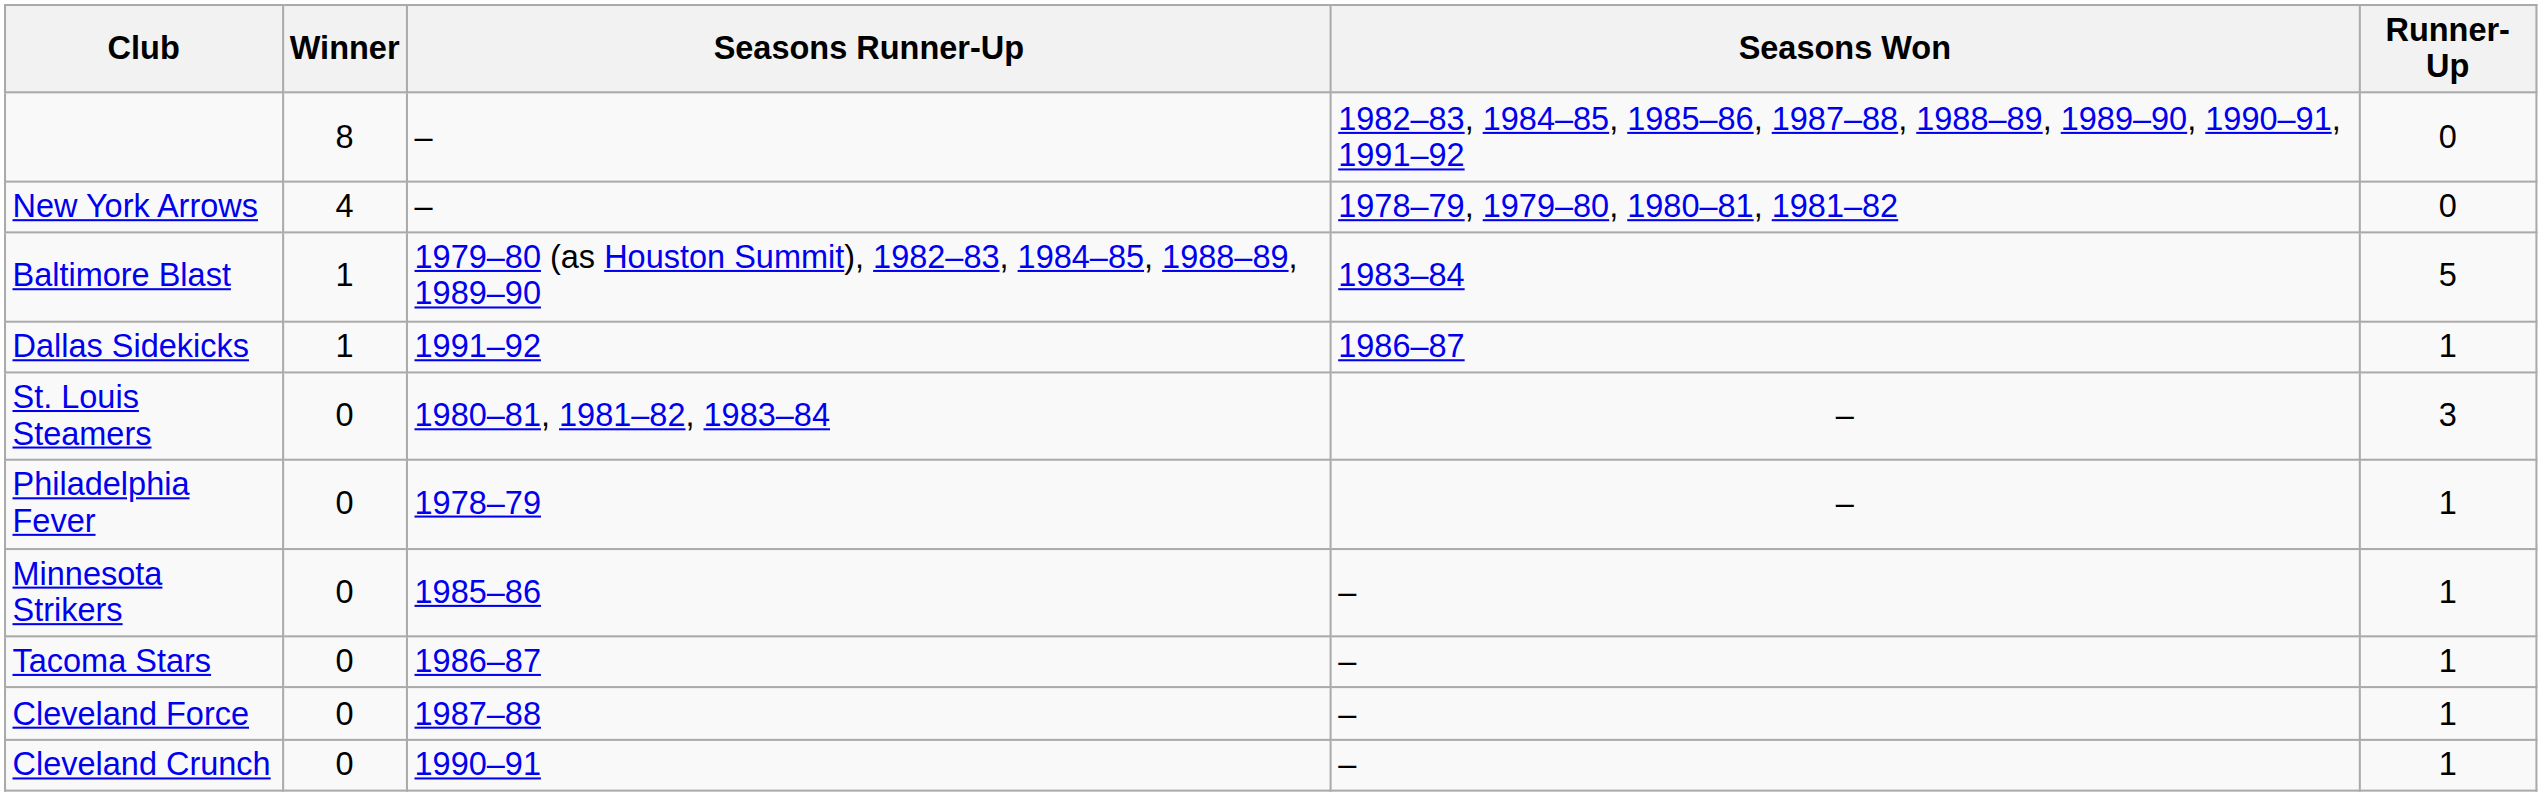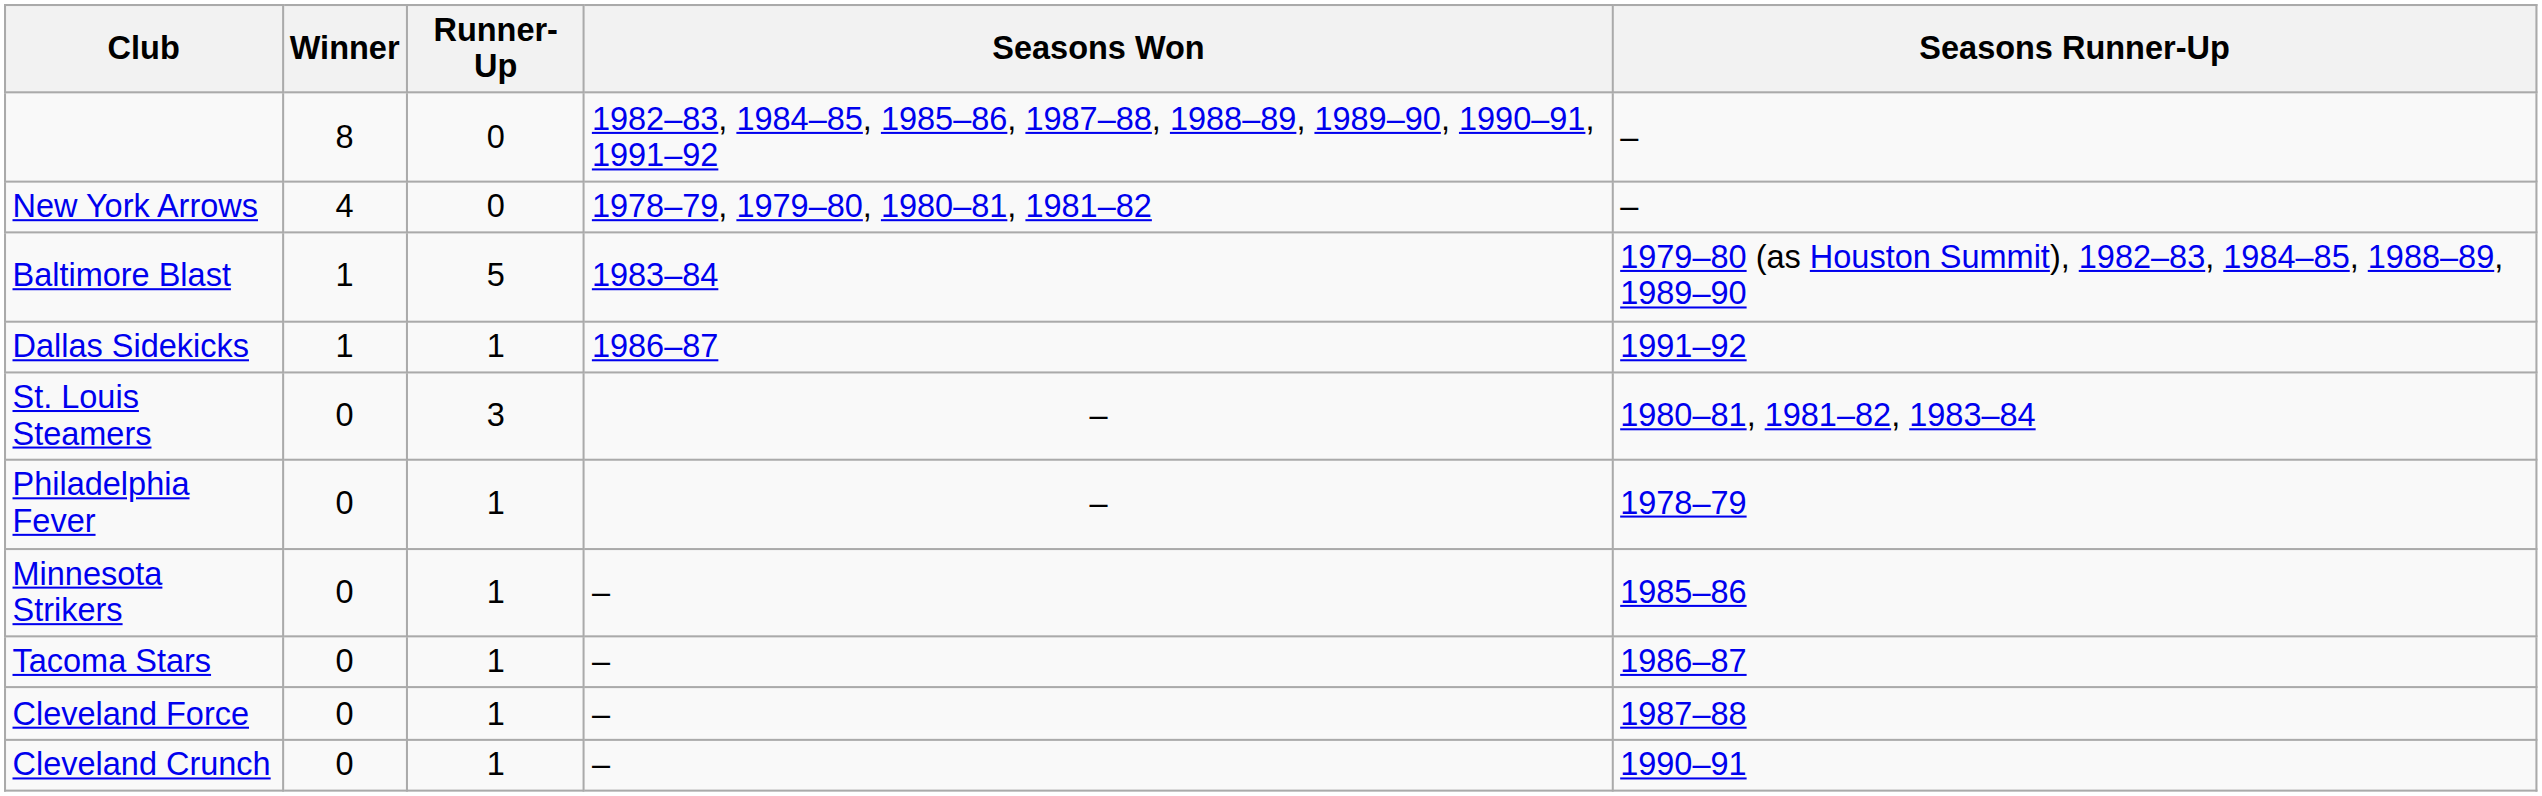columns swapped: (2448, 48) <-> (869, 48)
